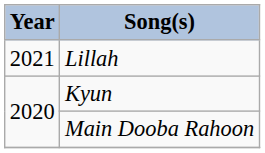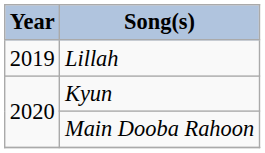(32, 57) 2021 -> (32, 57) 2019
